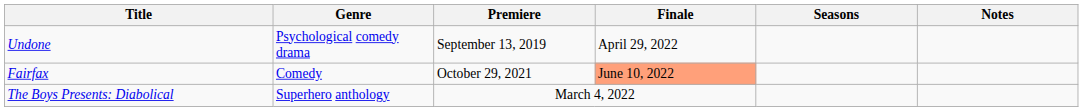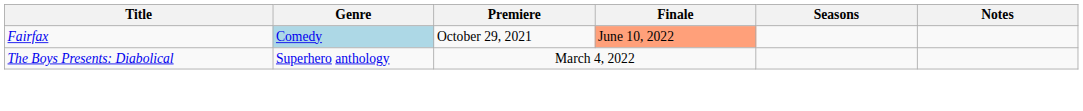- row: (29, 44)
(299, 73) no background -> (299, 36) lightblue background
